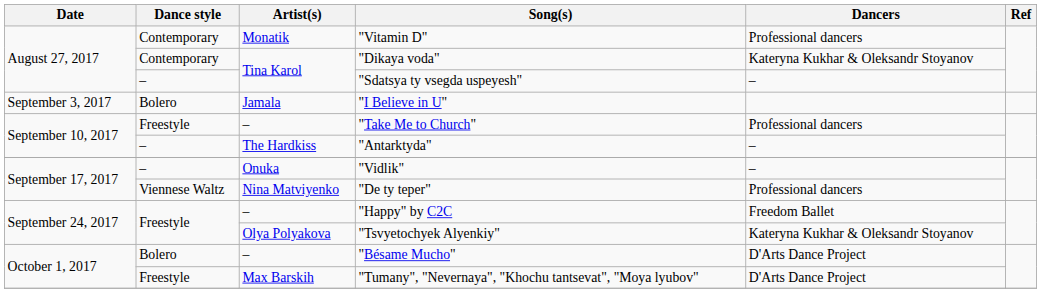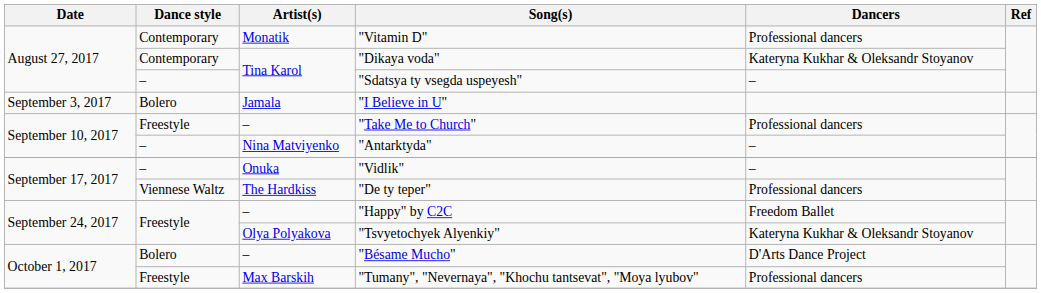(279, 146) The Hardkiss -> (291, 146) Nina Matviyenko
(291, 189) Nina Matviyenko -> (279, 189) The Hardkiss
(807, 277) D'Arts Dance Project -> (806, 277) Professional dancers
